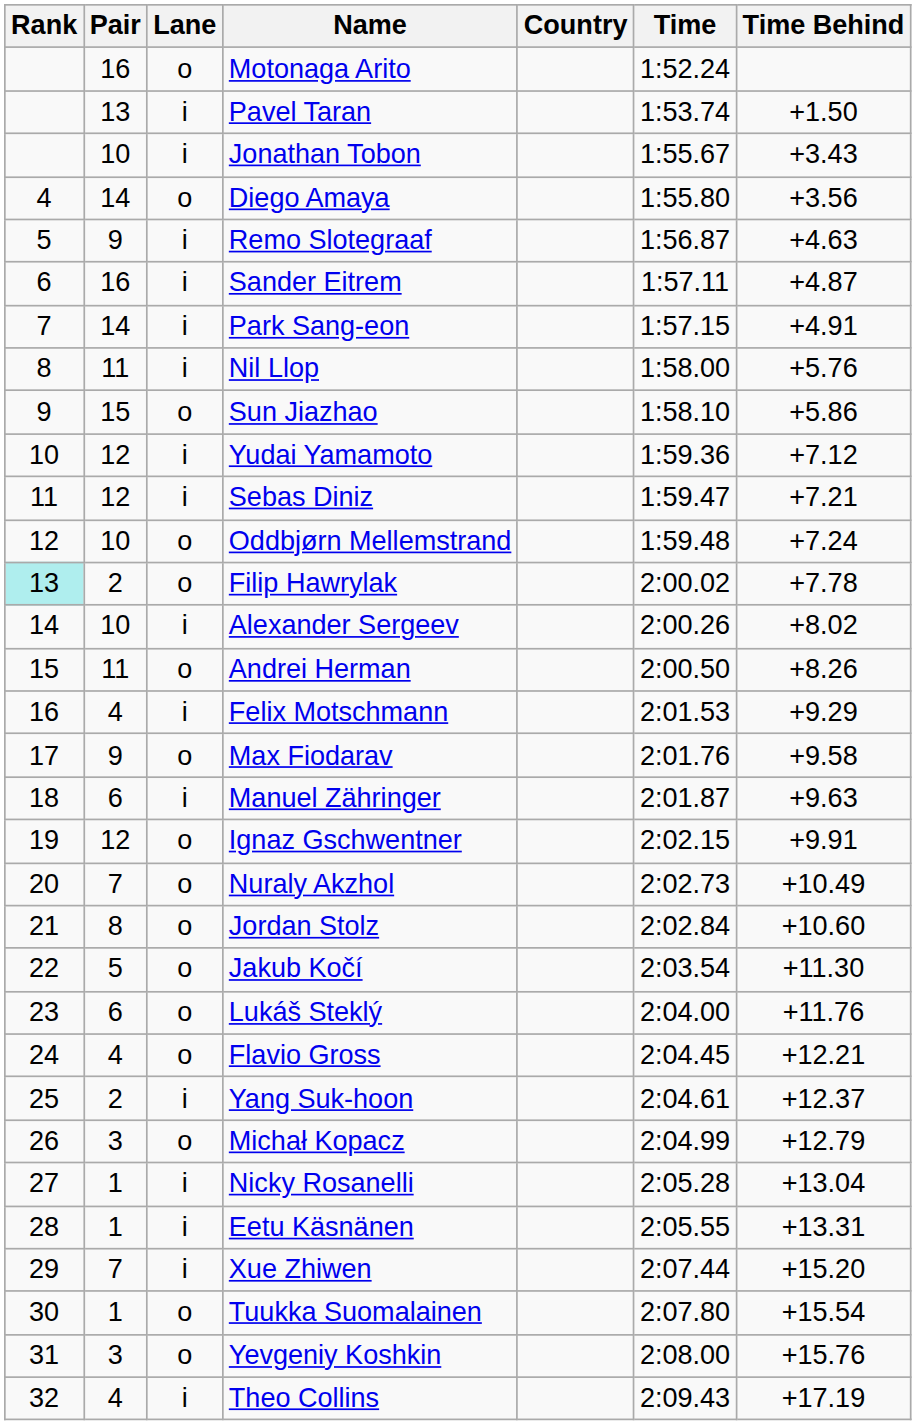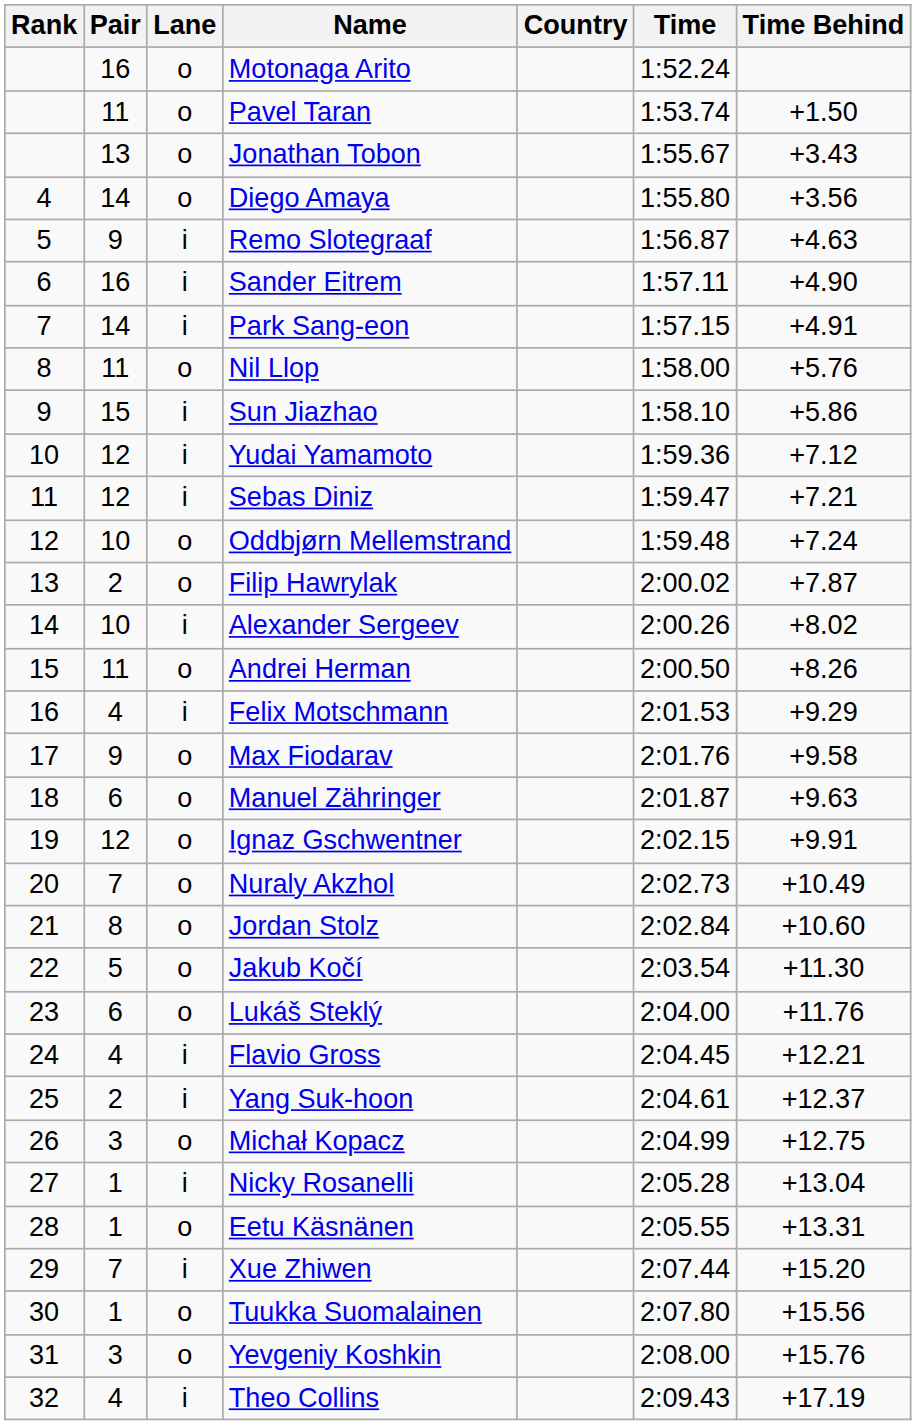(115, 111) 13 -> (115, 111) 11
(185, 111) i -> (185, 111) o
(115, 154) 10 -> (115, 154) 13
(185, 154) i -> (185, 154) o
(823, 283) +4.87 -> (823, 283) +4.90
(185, 369) i -> (185, 369) o
(185, 411) o -> (185, 411) i
(44, 583) paleturquoise background -> (44, 583) no background
(823, 583) +7.78 -> (823, 583) +7.87
(185, 797) i -> (185, 797) o
(185, 1055) o -> (185, 1055) i
(823, 1140) +12.79 -> (823, 1140) +12.75
(185, 1226) i -> (185, 1226) o
(823, 1312) +15.54 -> (823, 1312) +15.56
